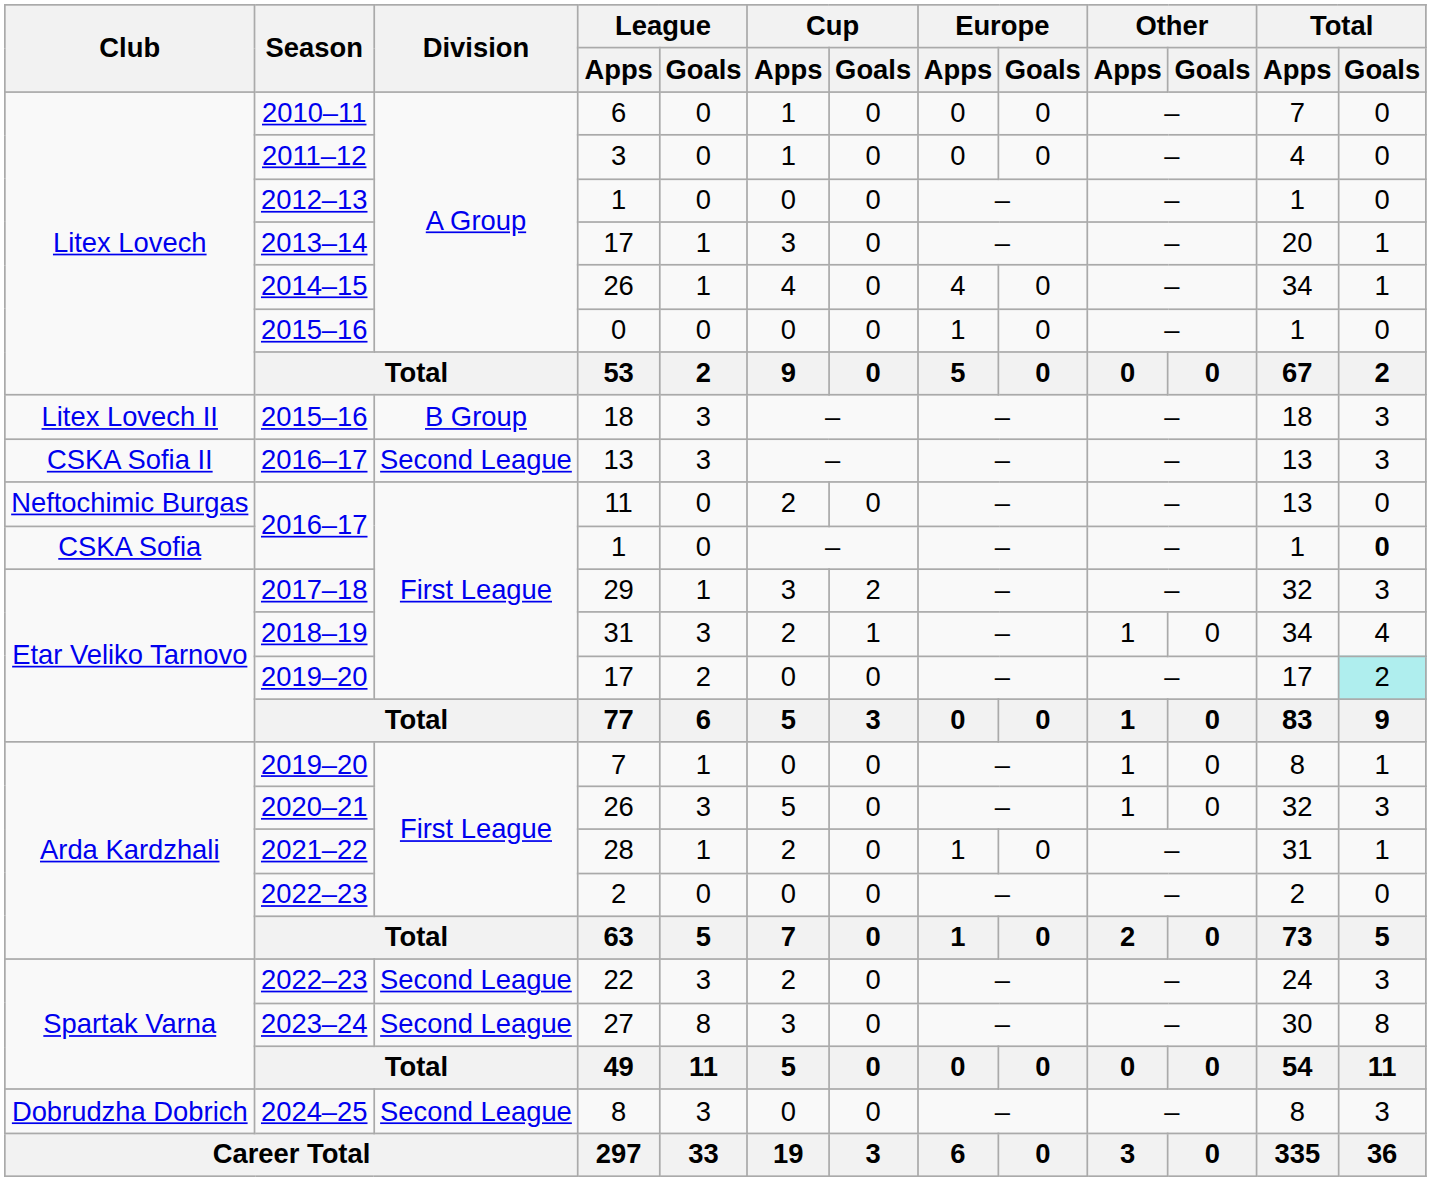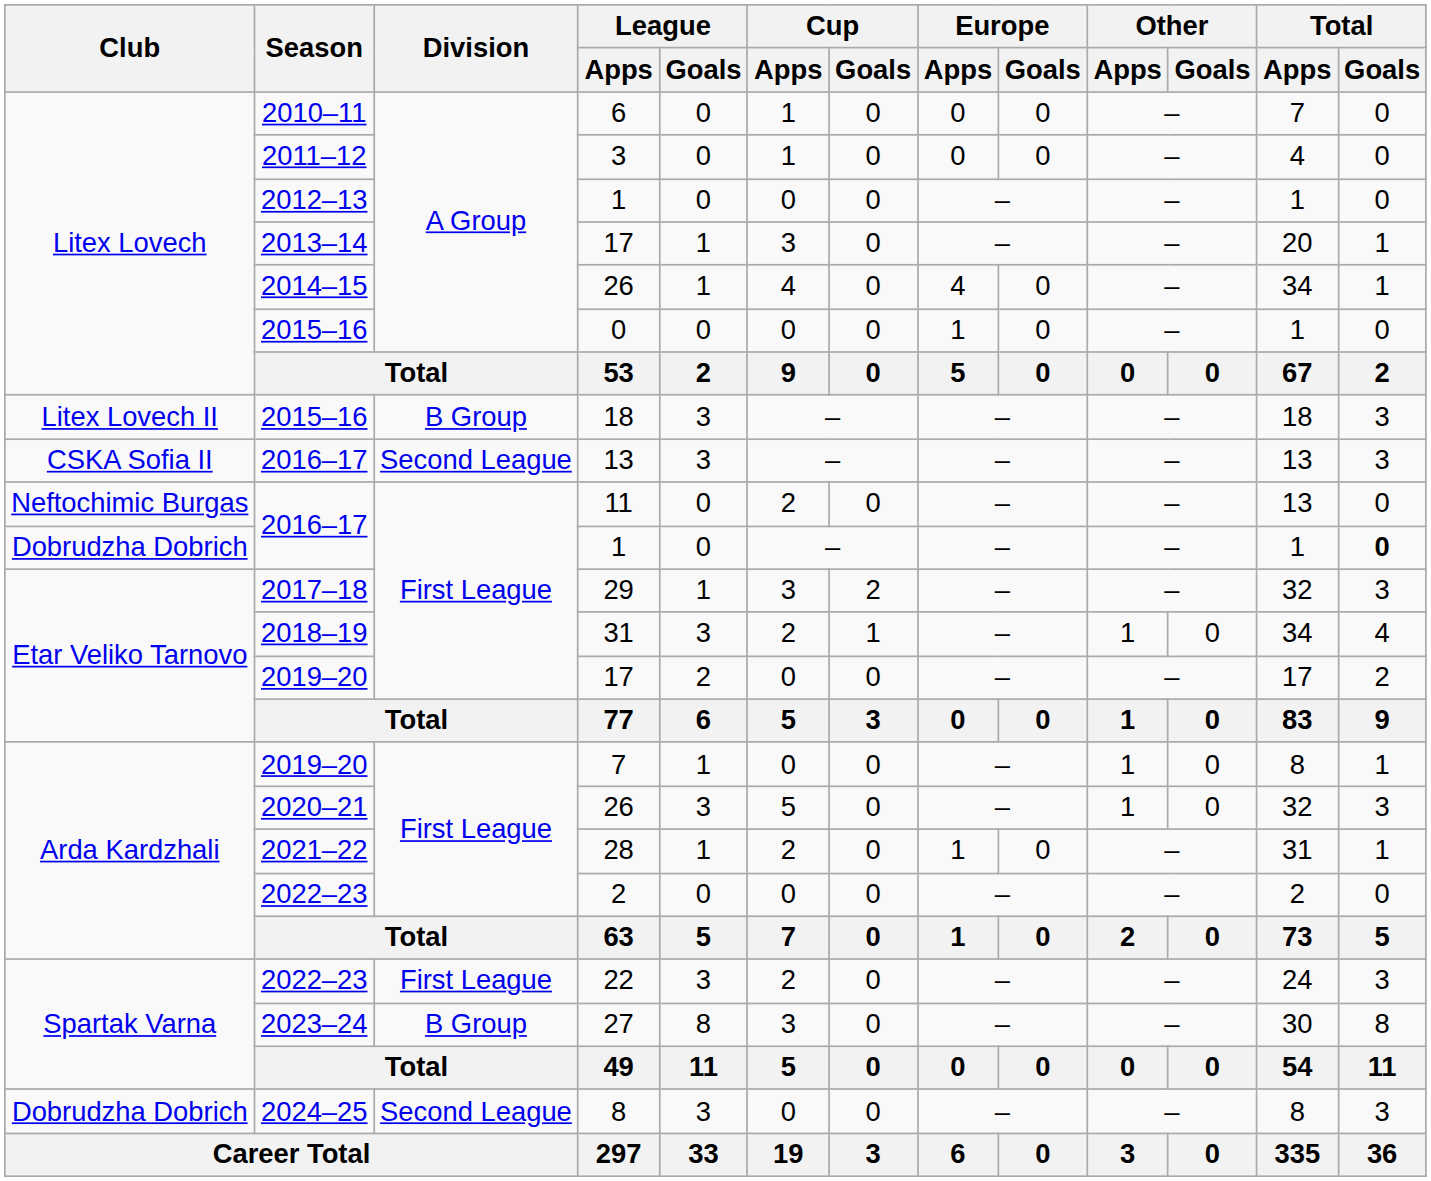(130, 546) CSKA Sofia -> (130, 546) Dobrudzha Dobrich
(1382, 677) paleturquoise background -> (1382, 677) no background
(476, 980) Second League -> (476, 980) First League
(476, 1024) Second League -> (476, 1024) B Group
